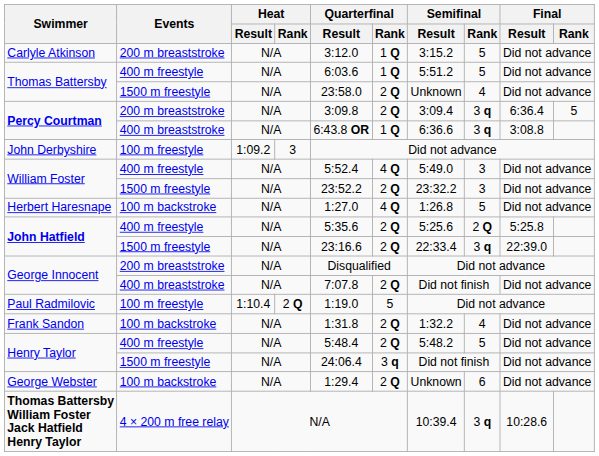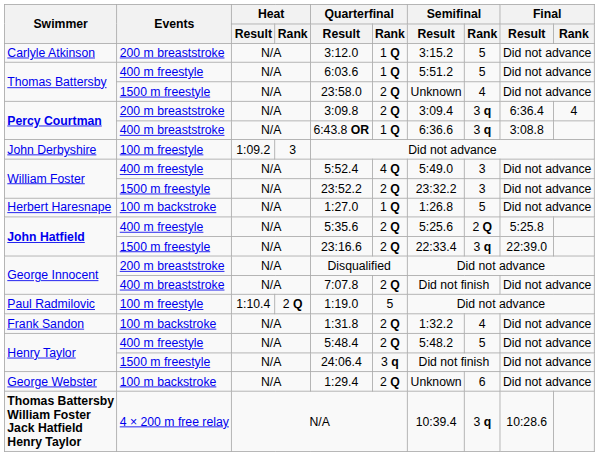(574, 111) 5 -> (574, 111) 4
(390, 208) 4 Q -> (390, 208) 1 Q
